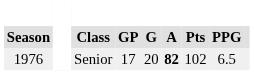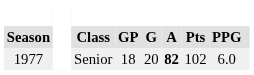(28, 59) 1976 -> (28, 59) 1977
(128, 59) 17 -> (128, 59) 18
(227, 59) 6.5 -> (227, 59) 6.0
